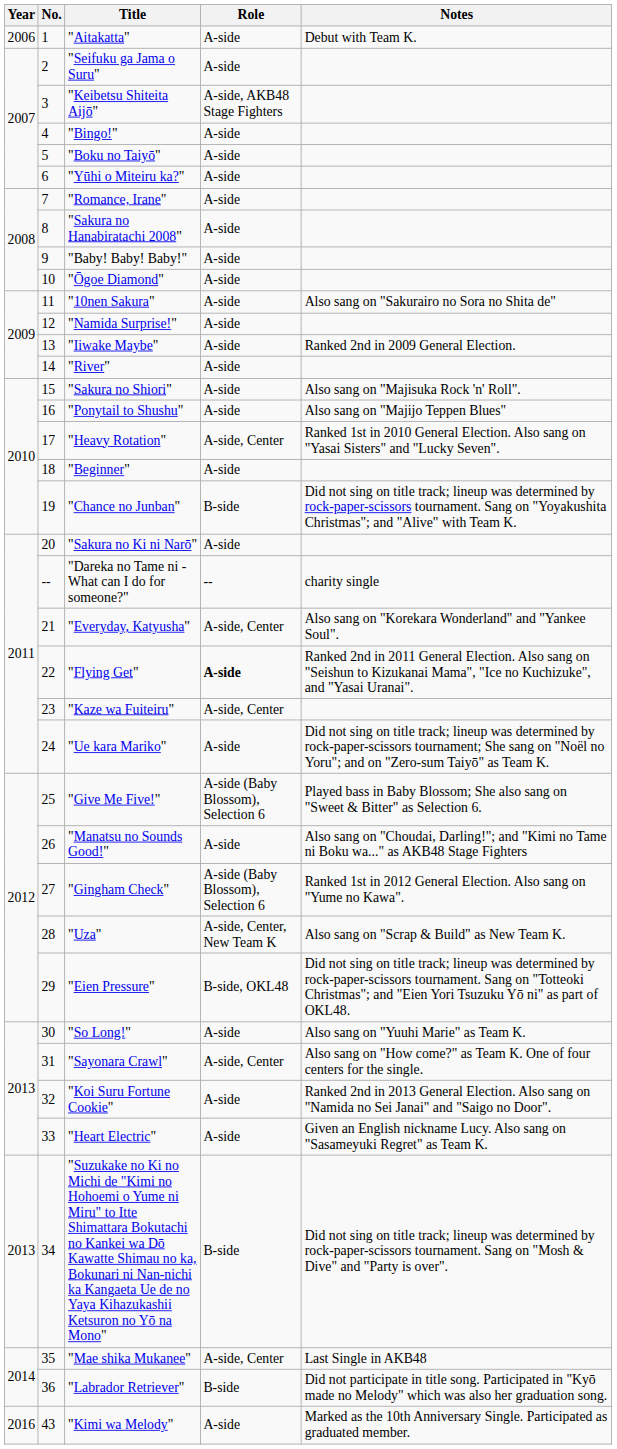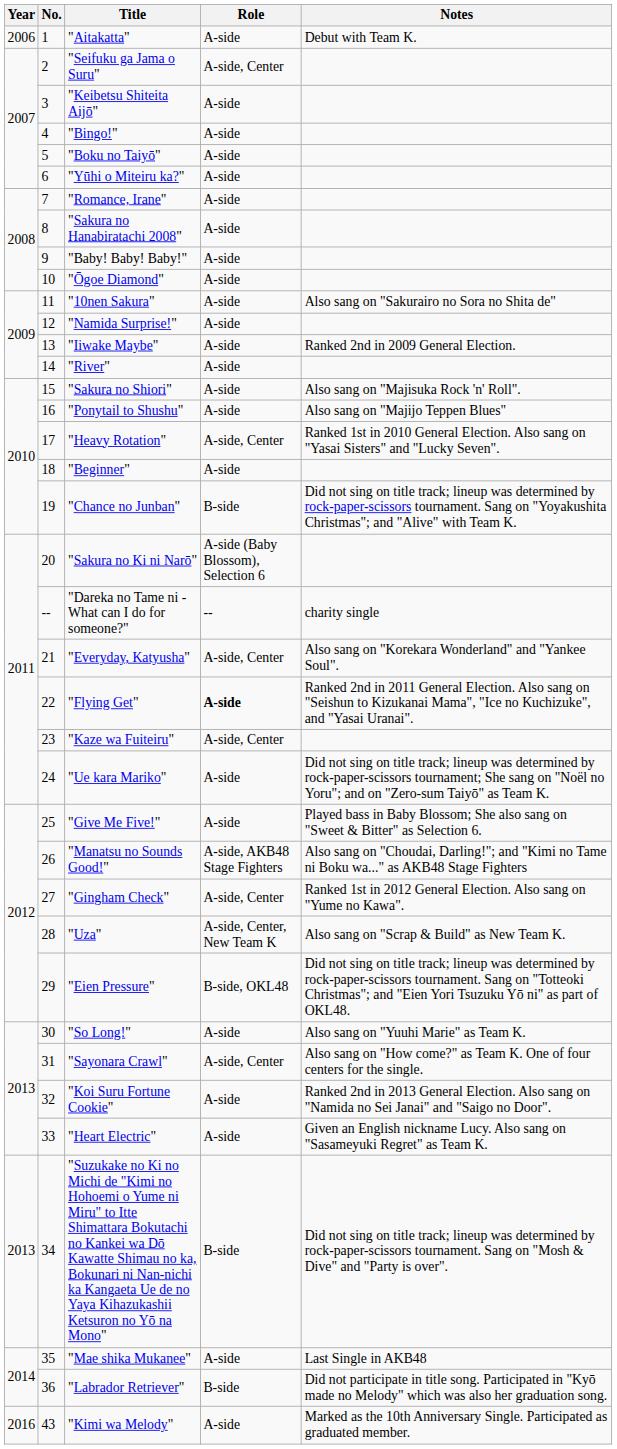(222, 66) A-side -> (244, 66) A-side, Center
(246, 104) A-side, AKB48 Stage Fighters -> (222, 104) A-side
(222, 544) A-side -> (240, 560) A-side (Baby Blossom), Selection 6
(240, 799) A-side (Baby Blossom), Selection 6 -> (222, 822) A-side
(222, 844) A-side -> (246, 860) A-side, AKB48 Stage Fighters
(240, 889) A-side (Baby Blossom), Selection 6 -> (244, 897) A-side, Center
(244, 1358) A-side, Center -> (222, 1358) A-side
